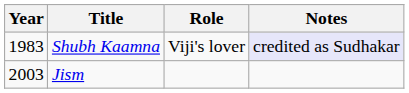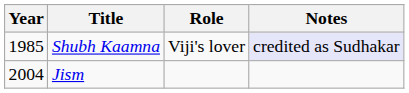(26, 46) 1983 -> (26, 46) 1985
(26, 74) 2003 -> (26, 74) 2004
